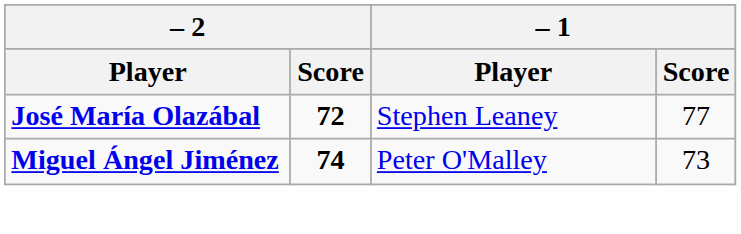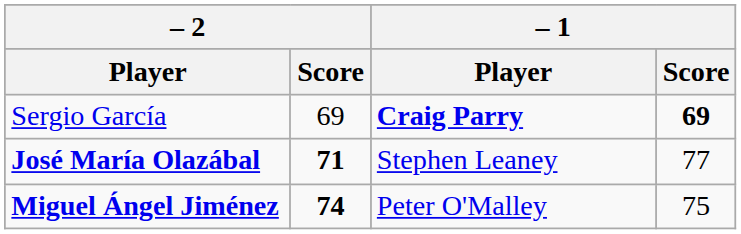+ row: (89, 116)
(331, 116) 72 -> (331, 160) 71
(696, 160) 73 -> (696, 205) 75
